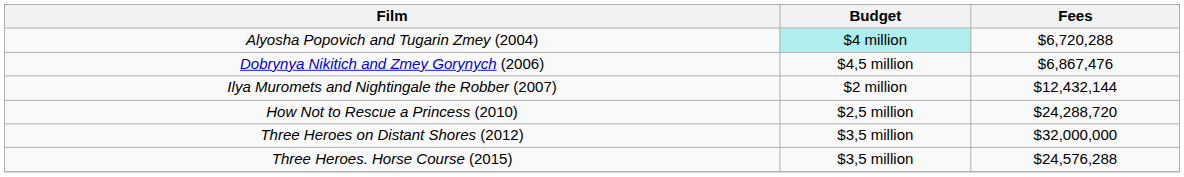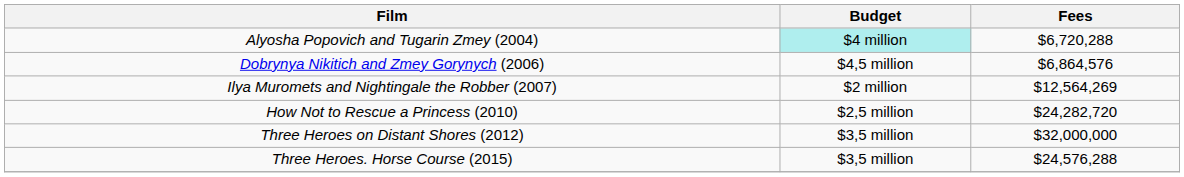(1075, 64) $6,867,476 -> (1075, 64) $6,864,576
(1075, 87) $12,432,144 -> (1075, 87) $12,564,269
(1075, 111) $24,288,720 -> (1075, 111) $24,282,720
